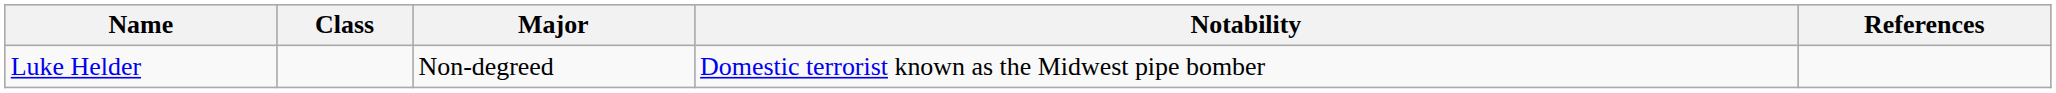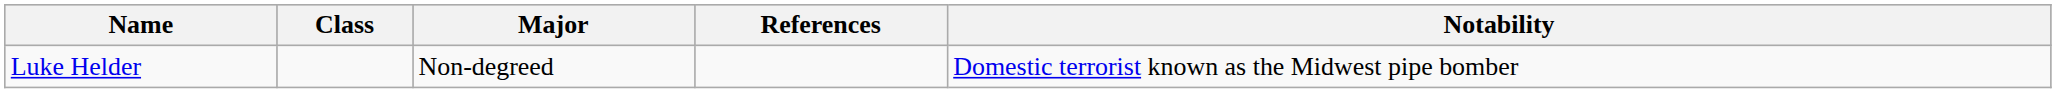columns swapped: (1246, 25) <-> (1924, 25)
